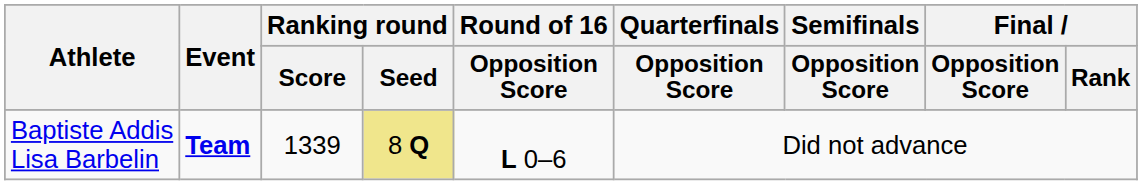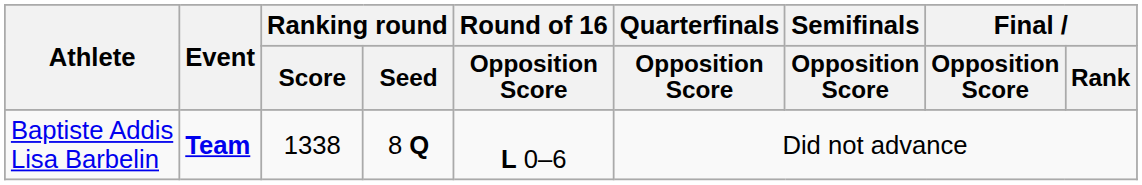(312, 145) 1339 -> (312, 145) 1338
(409, 145) khaki background -> (409, 145) no background
